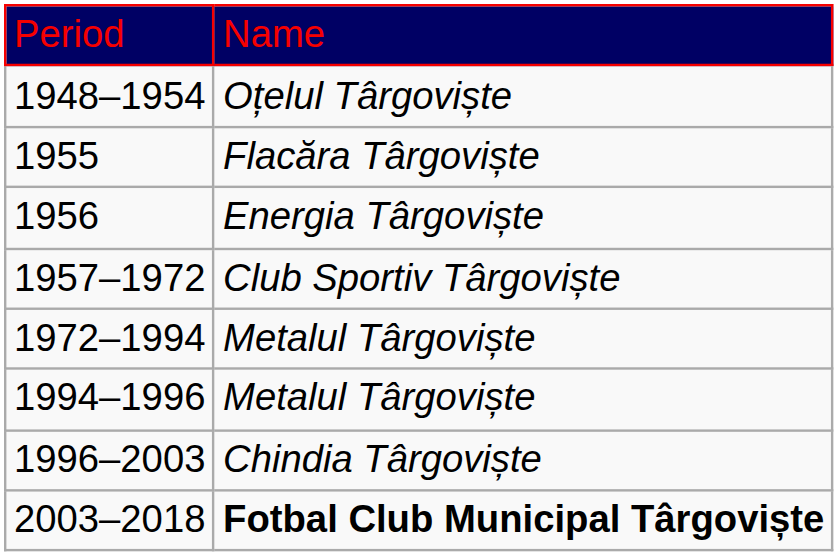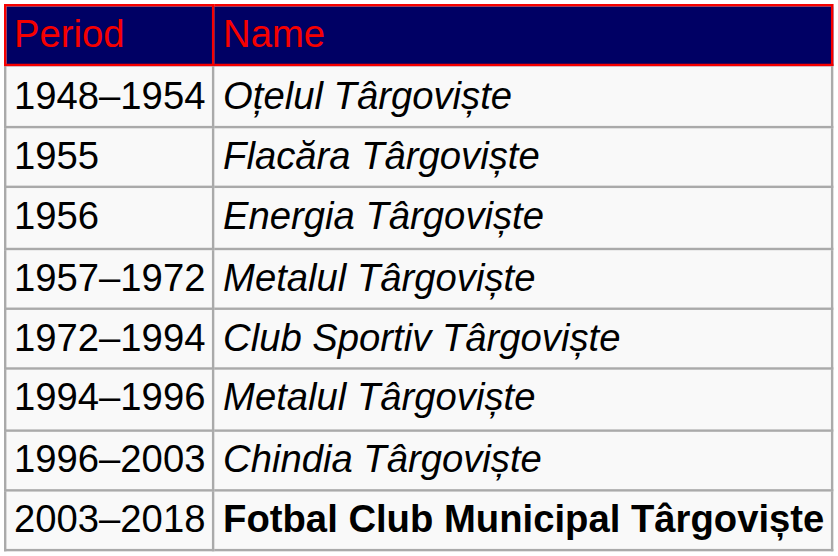(422, 277) Club Sportiv Târgoviște -> (379, 277) Metalul Târgoviște
(379, 338) Metalul Târgoviște -> (422, 338) Club Sportiv Târgoviște
